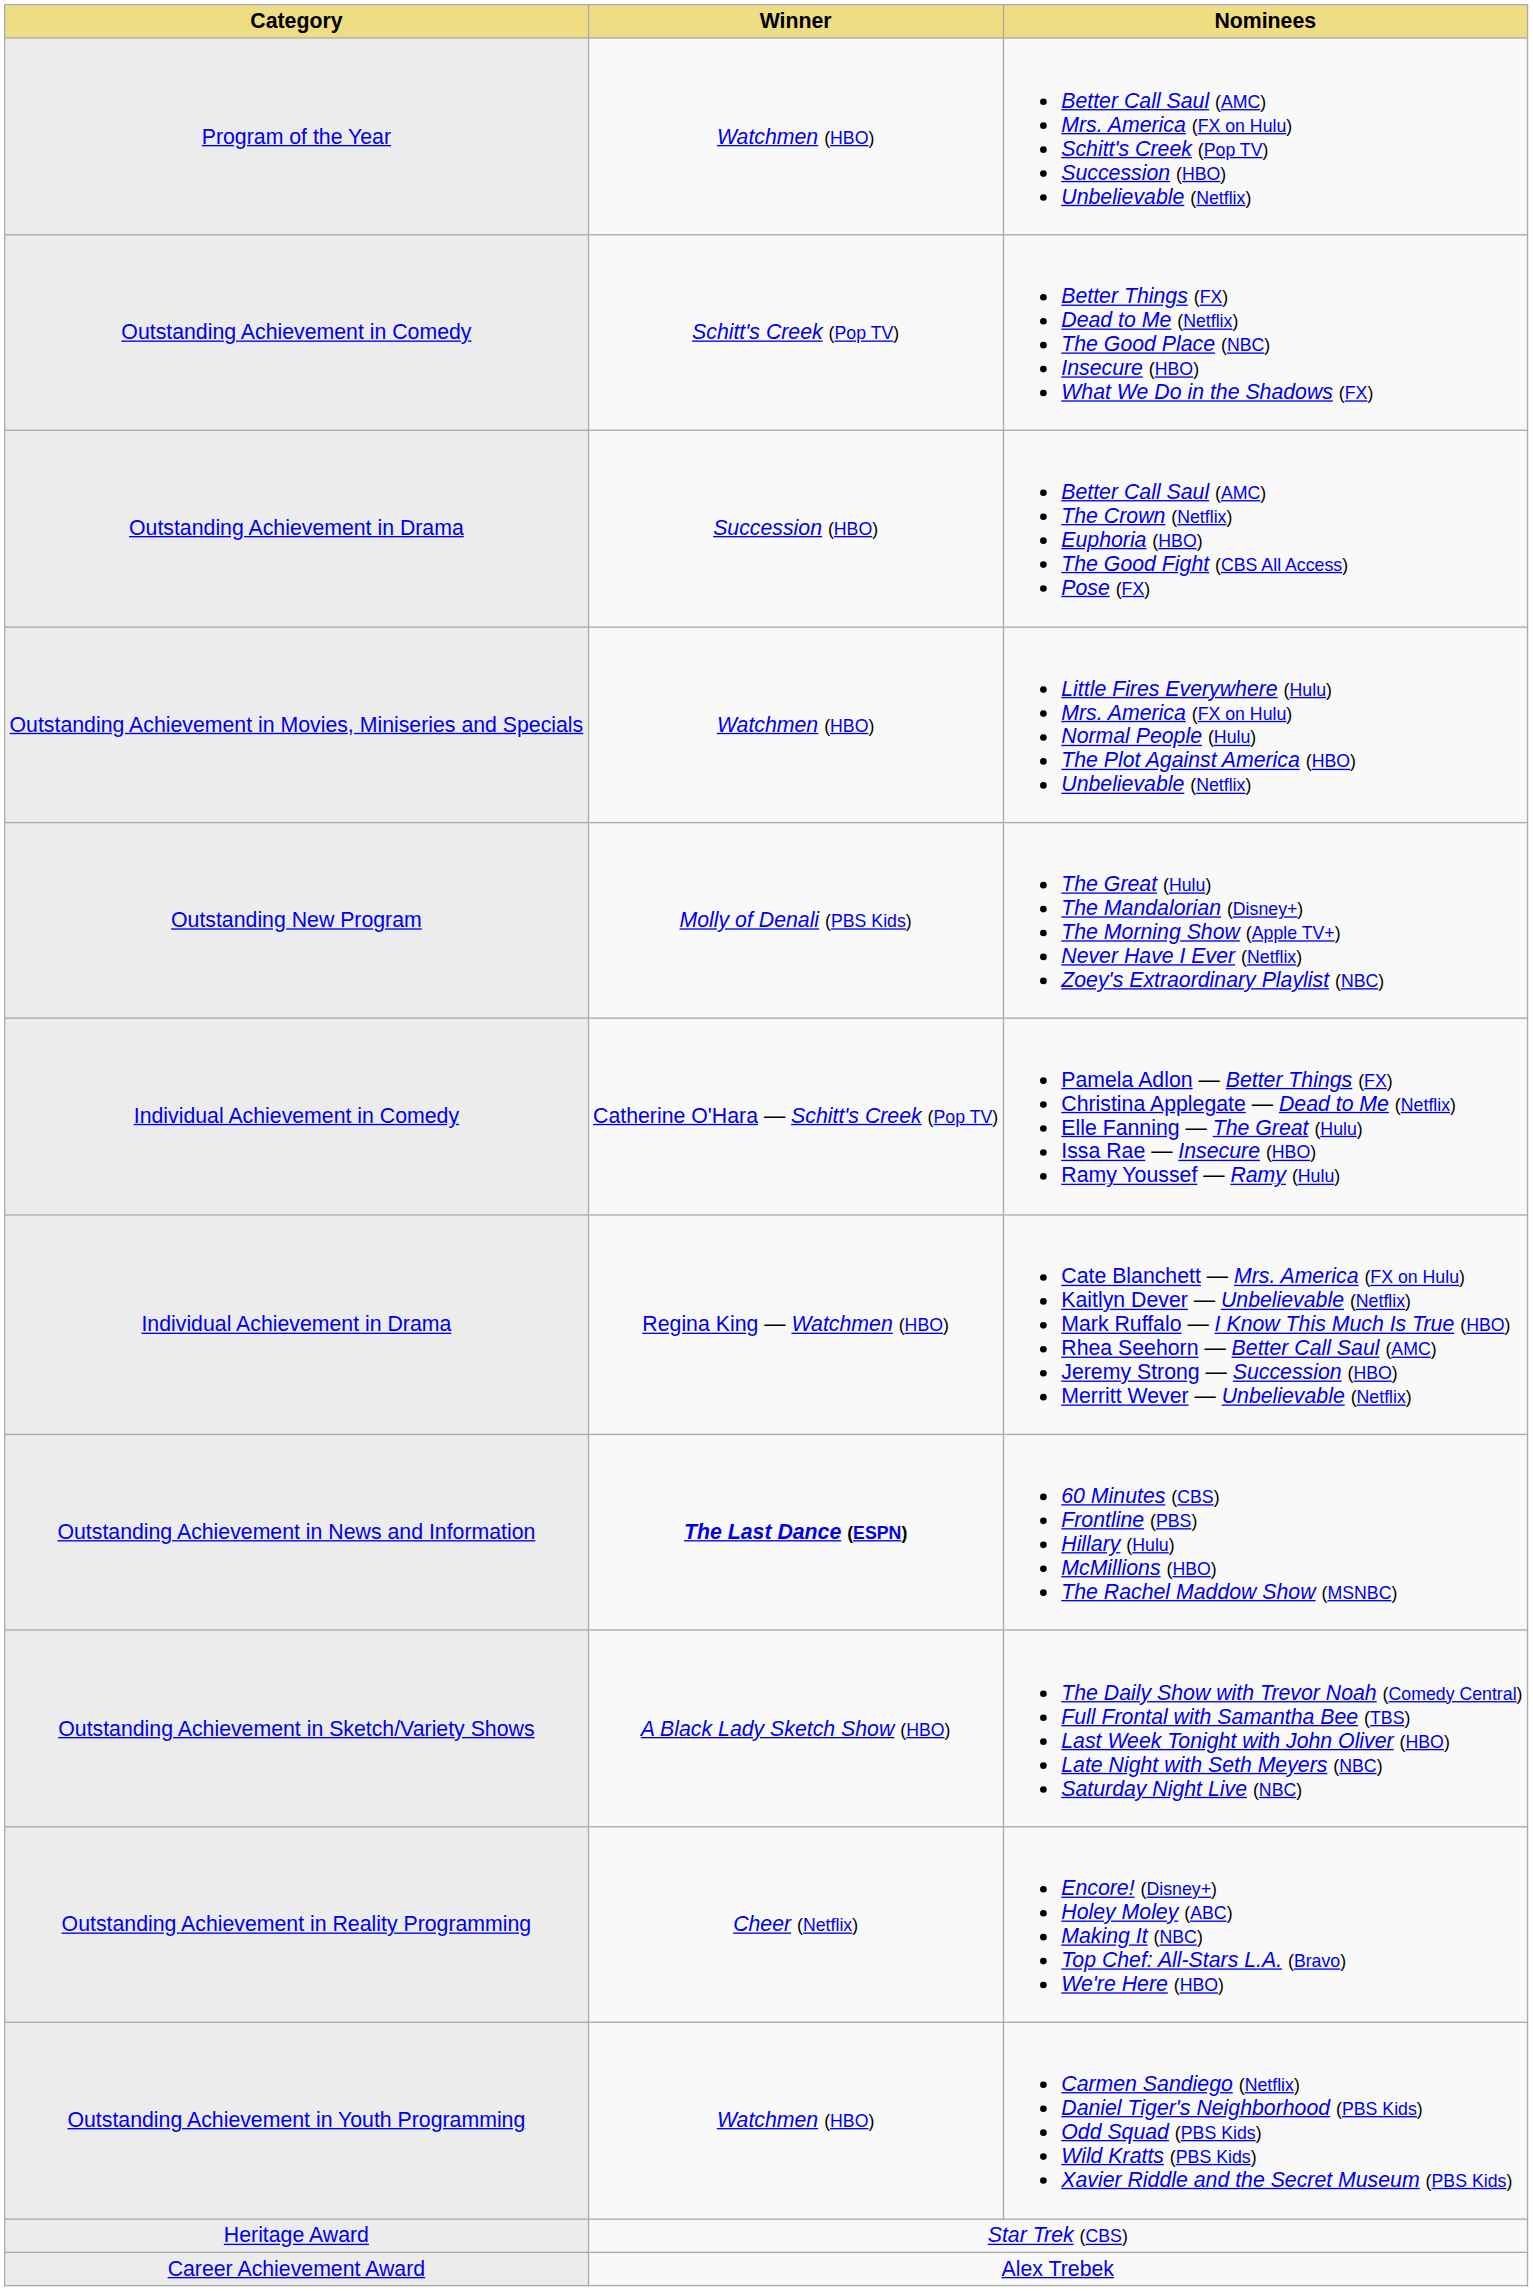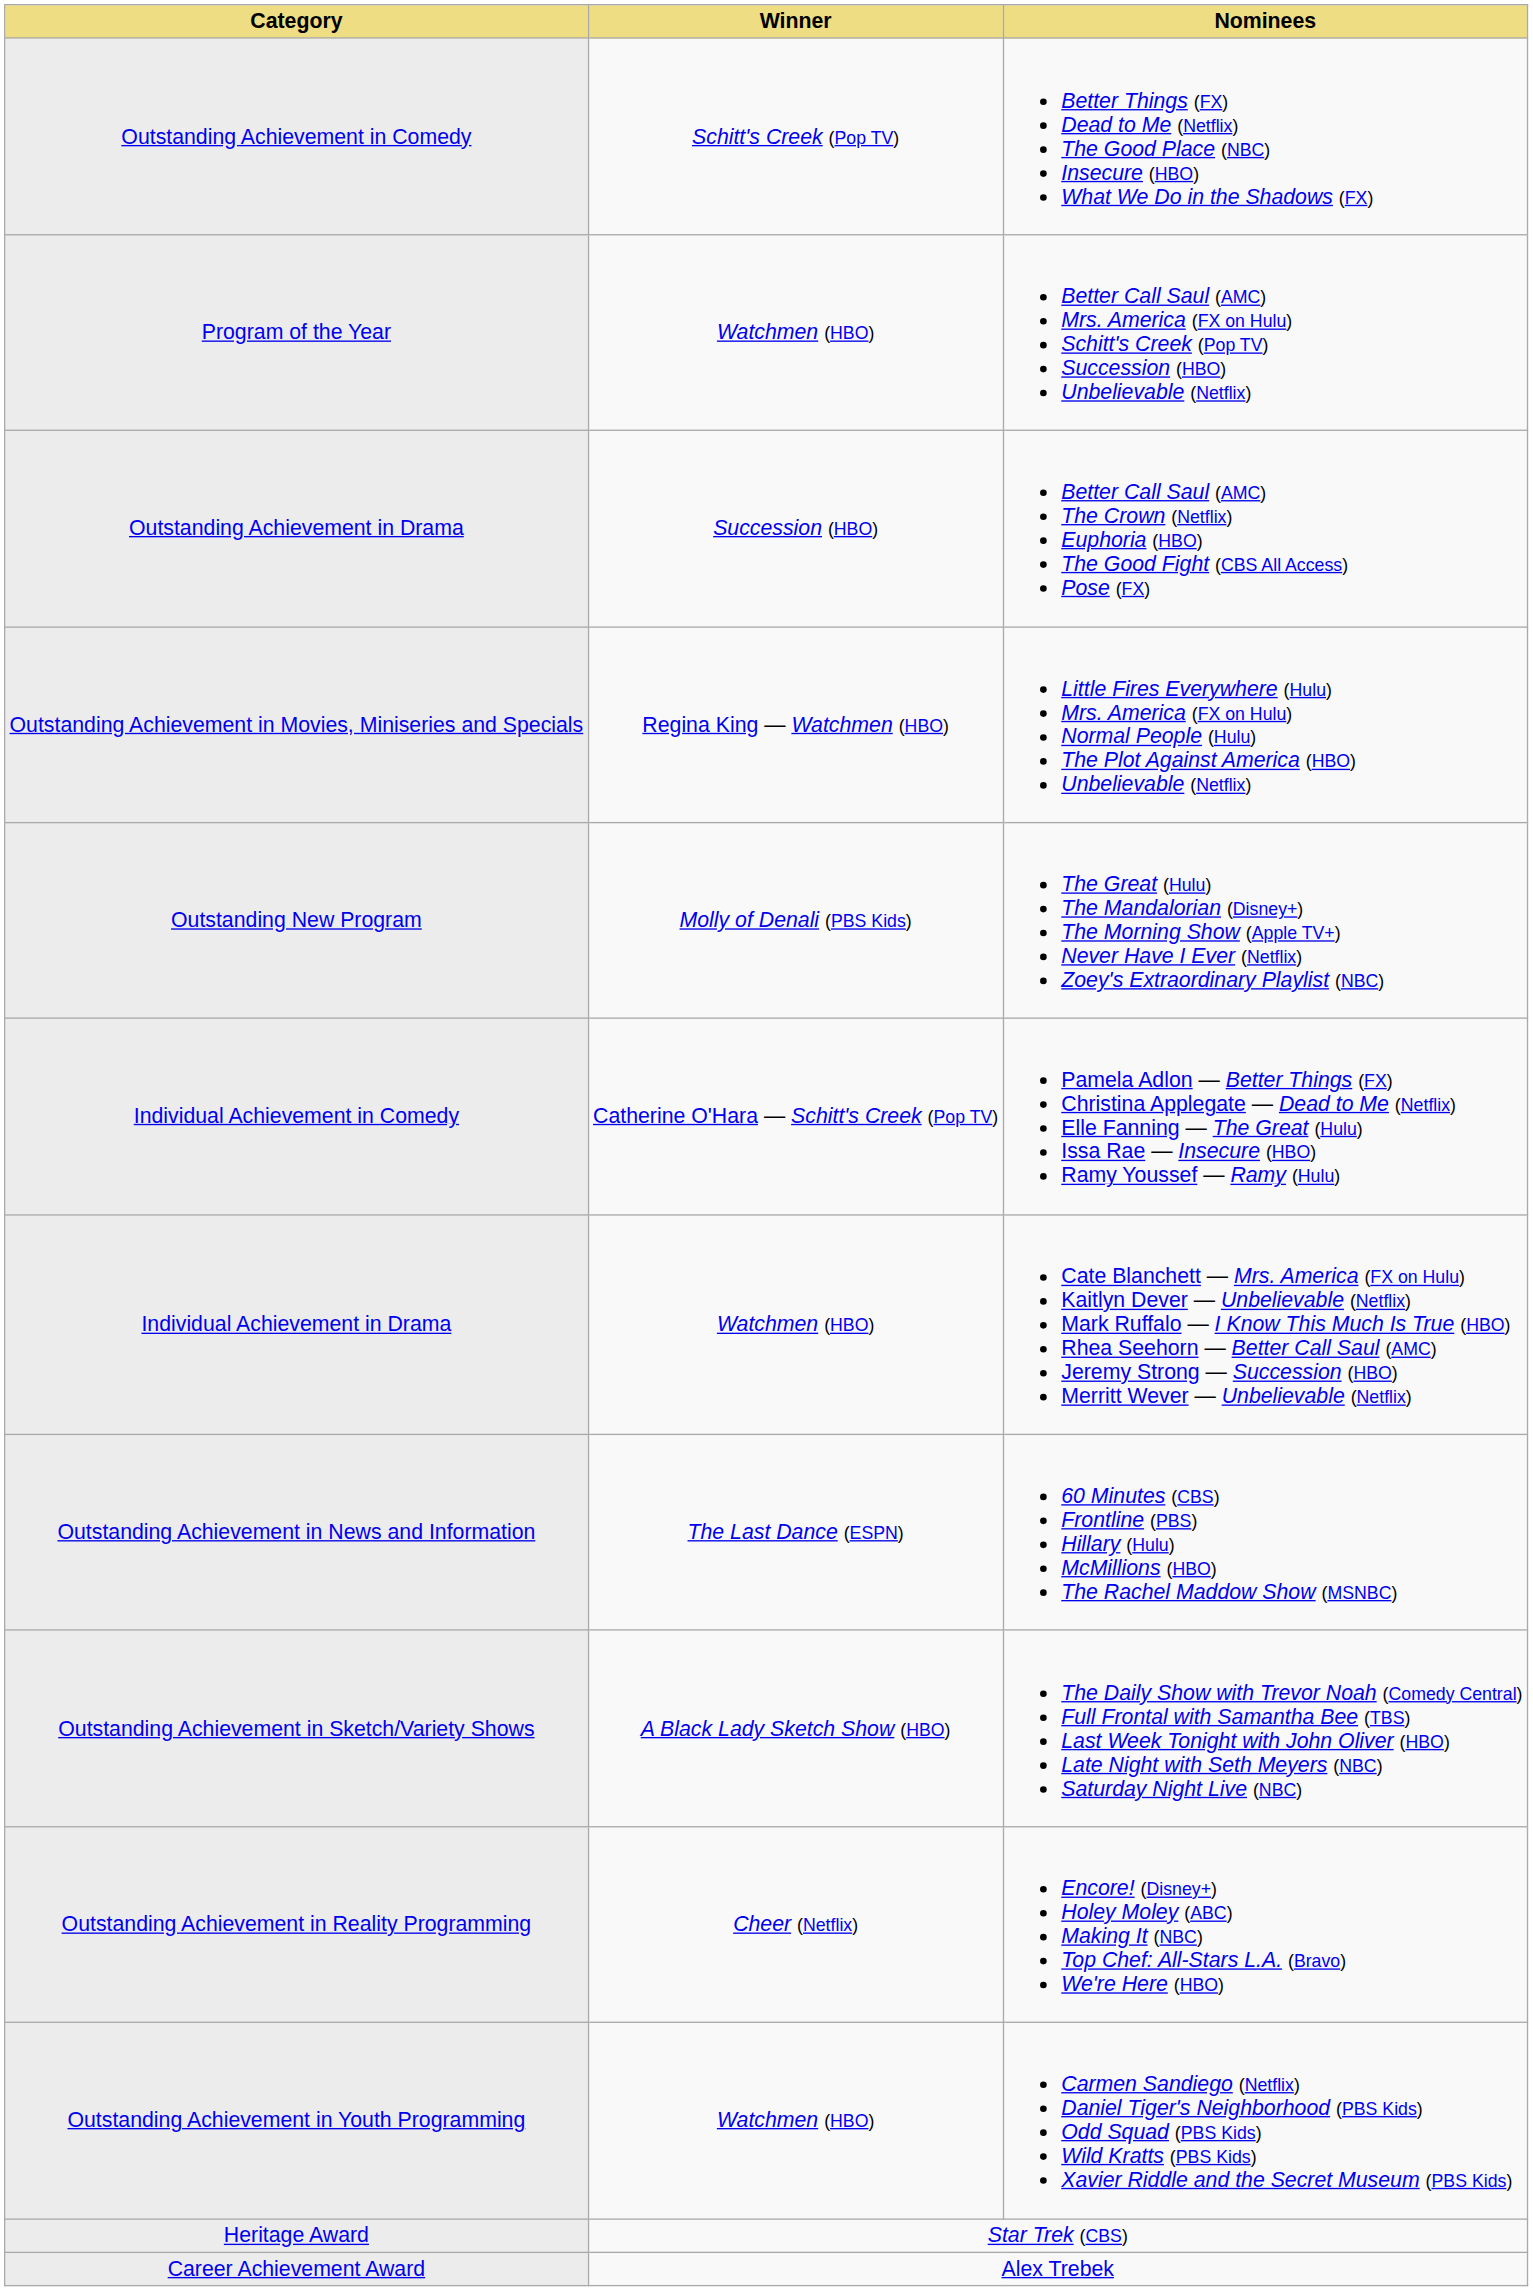rows swapped: (296, 136) <-> (296, 332)
(796, 724) Watchmen (HBO) -> (796, 724) Regina King — Watchmen (HBO)
(796, 1324) Regina King — Watchmen (HBO) -> (796, 1324) Watchmen (HBO)
(796, 1532) bold -> (796, 1532) normal
